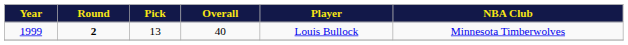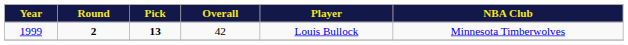(155, 31) normal -> (155, 31) bold
(220, 31) 40 -> (220, 31) 42
